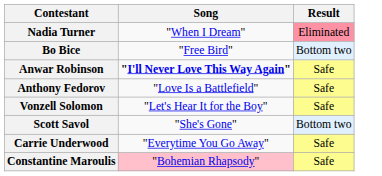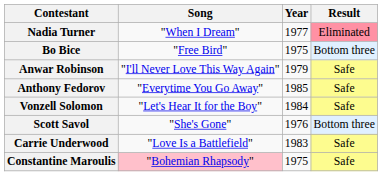+ column: (296, 13)
(324, 50) Bottom two -> (344, 50) Bottom three
(206, 69) bold -> (200, 69) normal
(206, 87) "Love Is a Battlefield" -> (200, 87) "Everytime You Go Away"
(324, 124) Bottom two -> (344, 124) Bottom three
(206, 143) "Everytime You Go Away" -> (200, 143) "Love Is a Battlefield"
